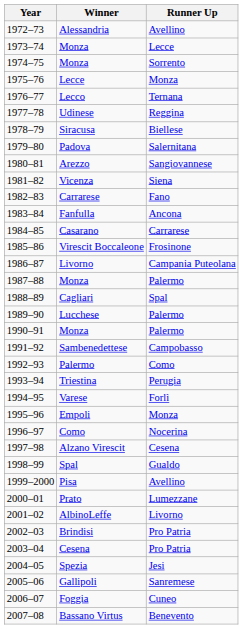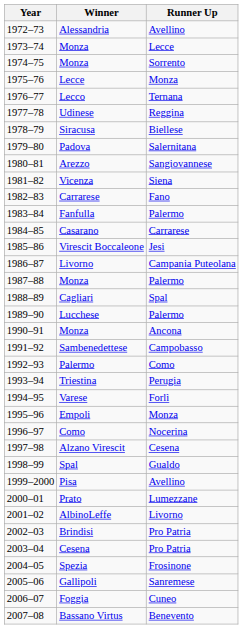(165, 213) Ancona -> (166, 213) Palermo
(170, 247) Frosinone -> (157, 247) Jesi
(166, 331) Palermo -> (165, 331) Ancona
(157, 565) Jesi -> (170, 565) Frosinone
